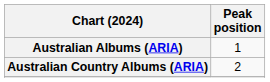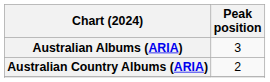(238, 47) 1 -> (238, 47) 3
